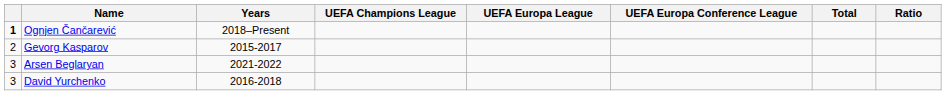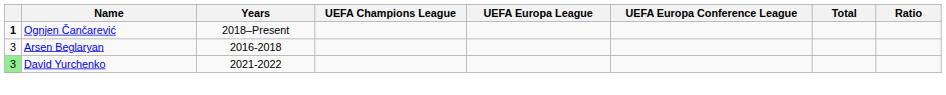- row: (66, 47)
(256, 64) 2021-2022 -> (256, 47) 2016-2018
(13, 82) no background -> (13, 64) lightgreen background
(256, 82) 2016-2018 -> (256, 64) 2021-2022
